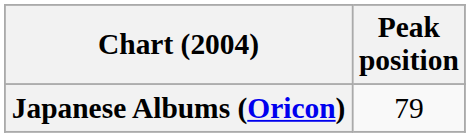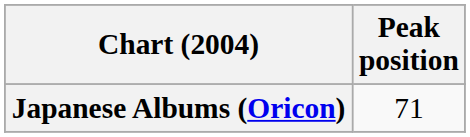(409, 107) 79 -> (409, 107) 71
